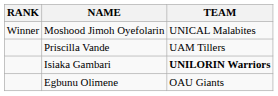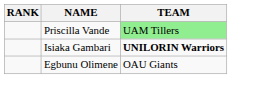- row: (104, 30)
(197, 47) no background -> (151, 30) lightgreen background
